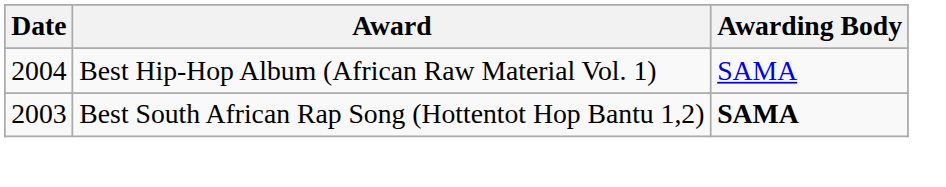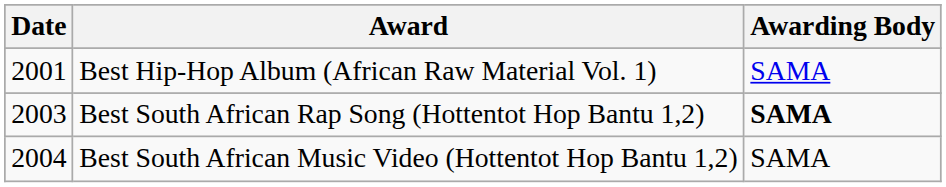(39, 70) 2004 -> (39, 70) 2001
+ row: (408, 158)
